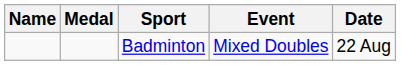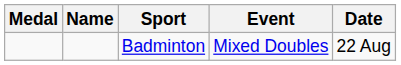columns swapped: (89, 19) <-> (32, 19)
